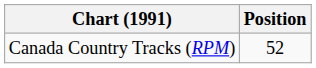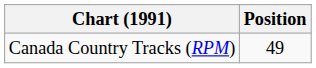(275, 47) 52 -> (275, 47) 49
